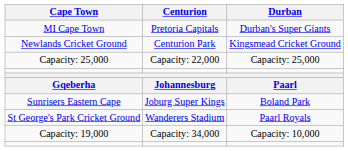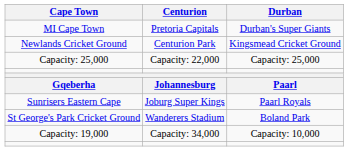(285, 101) Boland Park -> (285, 101) Paarl Royals
(285, 117) Paarl Royals -> (285, 117) Boland Park
